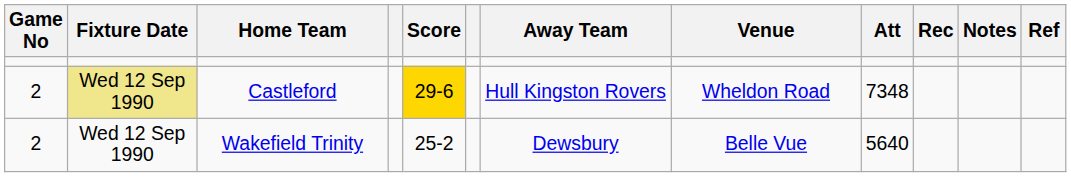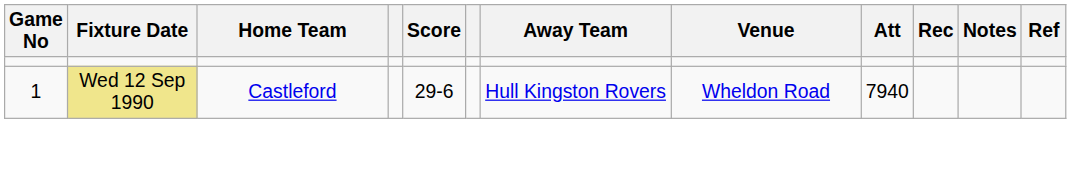(36, 92) 2 -> (36, 92) 1
(434, 92) gold background -> (434, 92) no background
(887, 92) 7348 -> (887, 92) 7940
- row: (292, 144)
